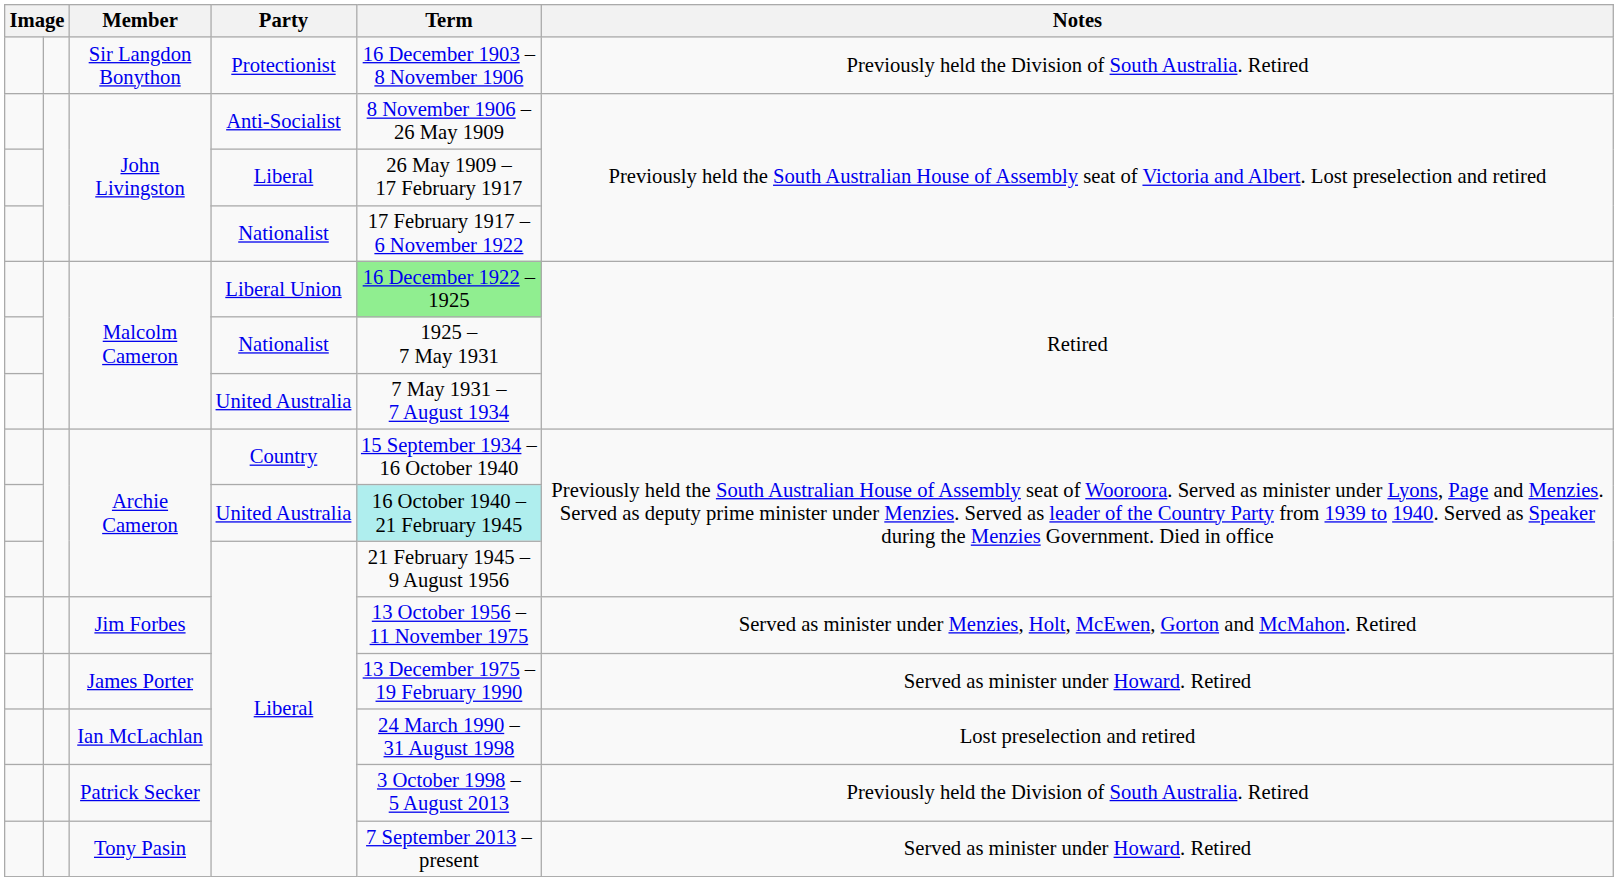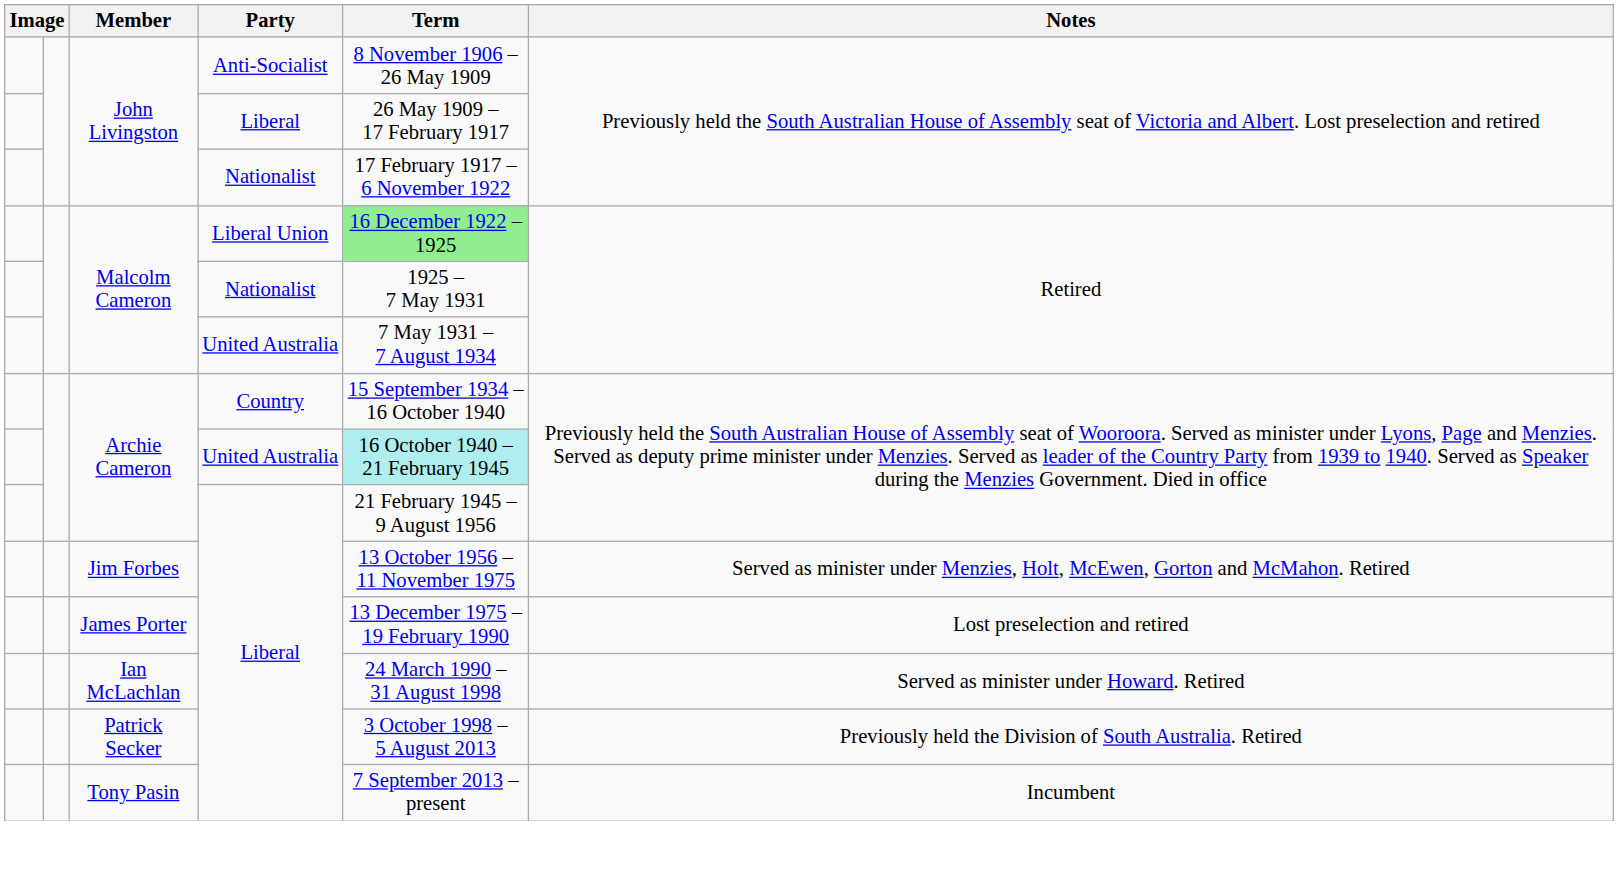- row: (140, 65)
(1077, 680) Served as minister under Howard. Retired -> (1071, 624) Lost preselection and retired
(1077, 736) Lost preselection and retired -> (1071, 680) Served as minister under Howard. Retired
(1077, 848) Served as minister under Howard. Retired -> (1071, 792) Incumbent
